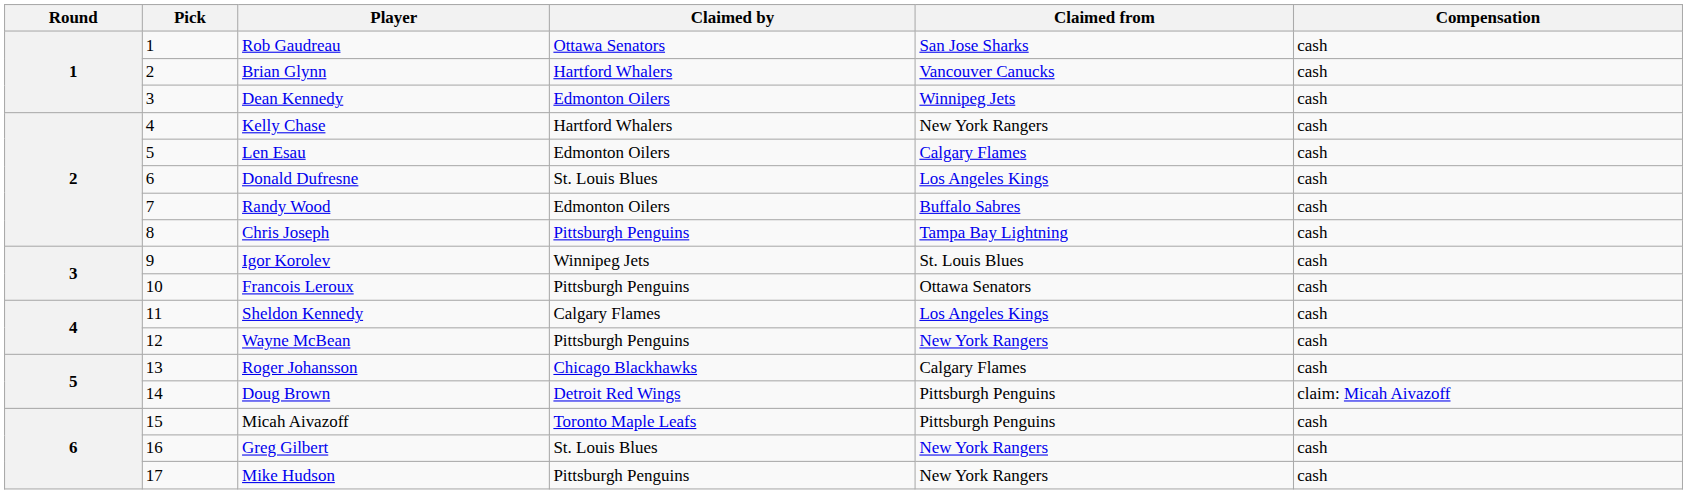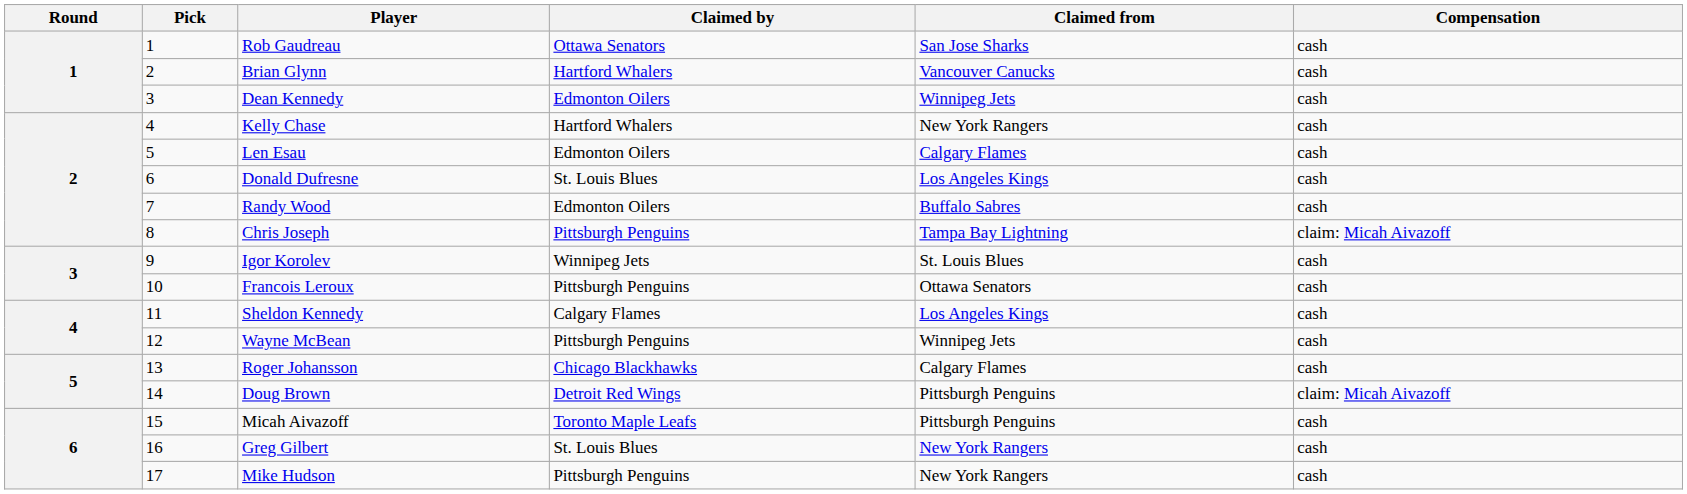(1312, 233) cash -> (1374, 233) claim: Micah Aivazoff
(984, 340) New York Rangers -> (967, 340) Winnipeg Jets
